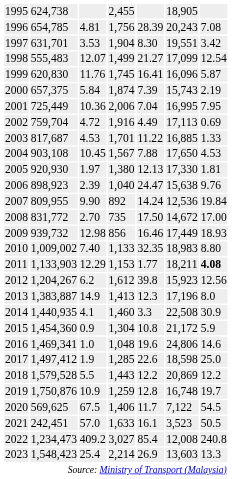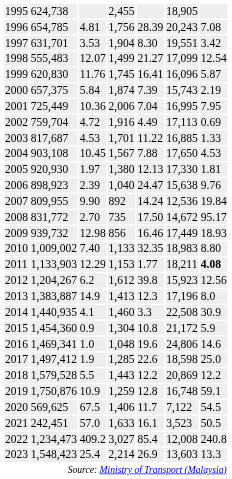(214, 217) 17.00 -> (214, 217) 95.17
(211, 391) 19.7 -> (211, 391) 59.1
